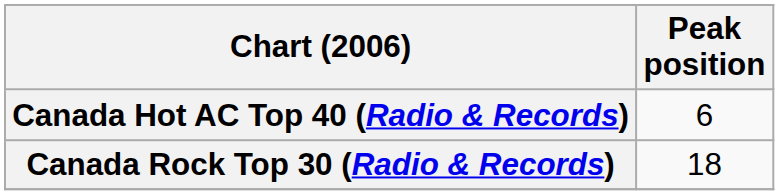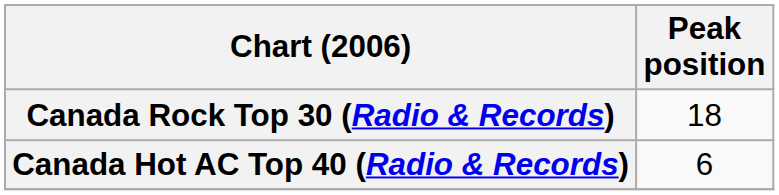rows swapped: (321, 114) <-> (321, 164)
